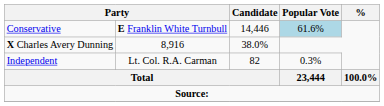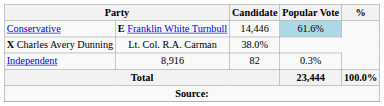(173, 45) 8,916 -> (173, 45) Lt. Col. R.A. Carman
(173, 61) Lt. Col. R.A. Carman -> (173, 61) 8,916
